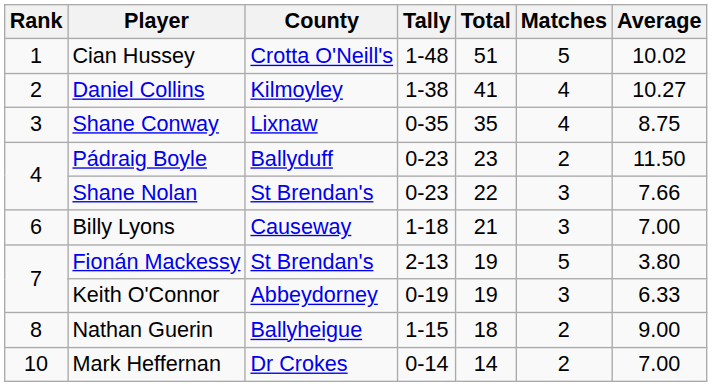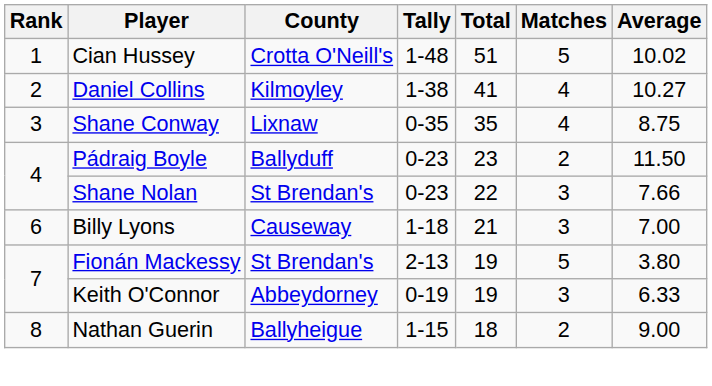- row: (147, 364)
